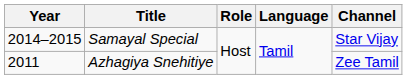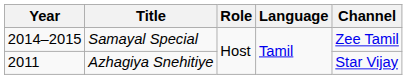(367, 39) Star Vijay -> (367, 39) Zee Tamil
(367, 62) Zee Tamil -> (367, 62) Star Vijay
